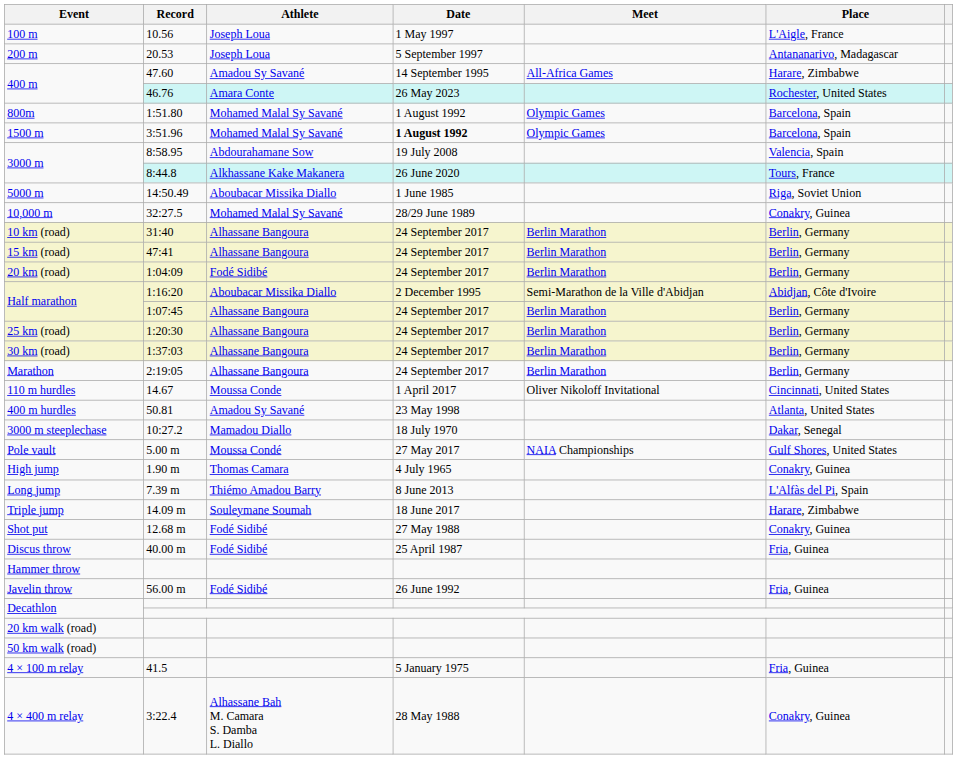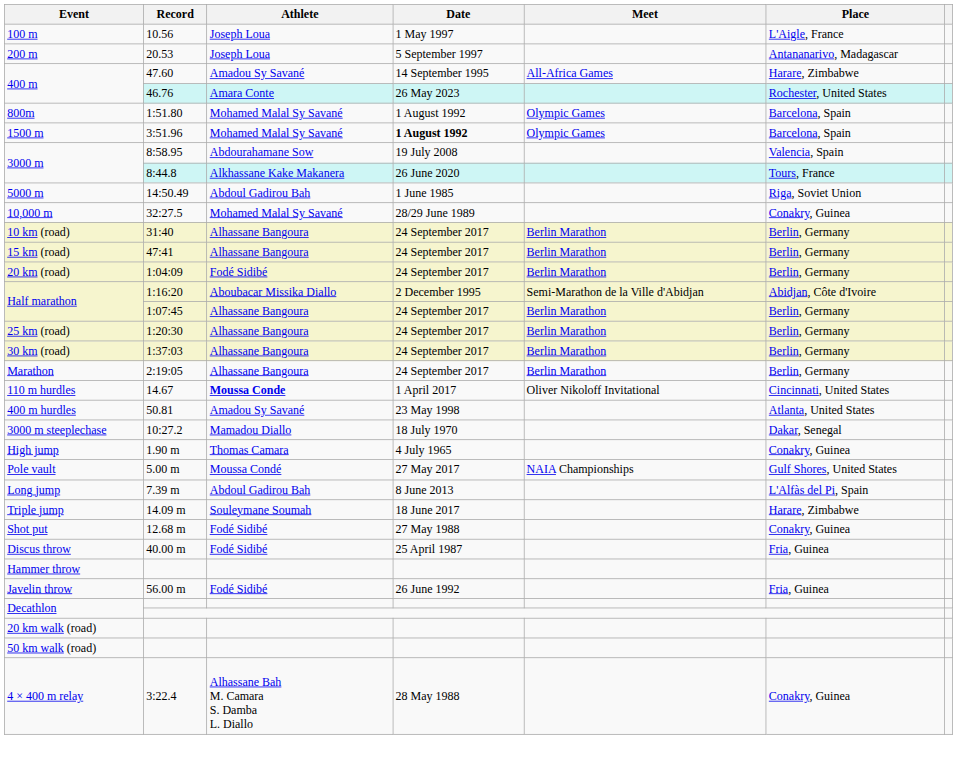(273, 192) Aboubacar Missika Diallo -> (260, 192) Abdoul Gadirou Bah
(246, 390) normal -> (248, 390) bold
rows swapped: (33, 469) <-> (31, 450)
(265, 489) Thiémo Amadou Barry -> (260, 489) Abdoul Gadirou Bah
- row: (45, 667)
